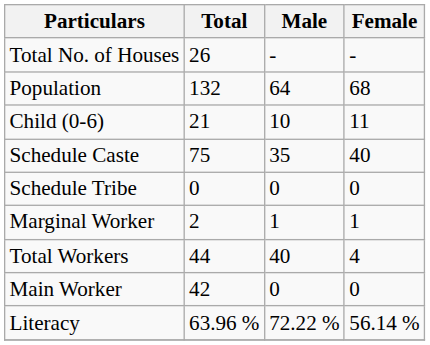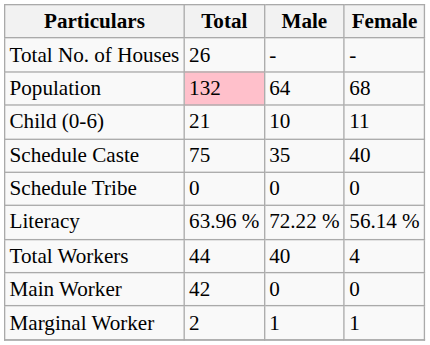(205, 88) no background -> (205, 88) pink background
rows swapped: (45, 322) <-> (82, 222)
